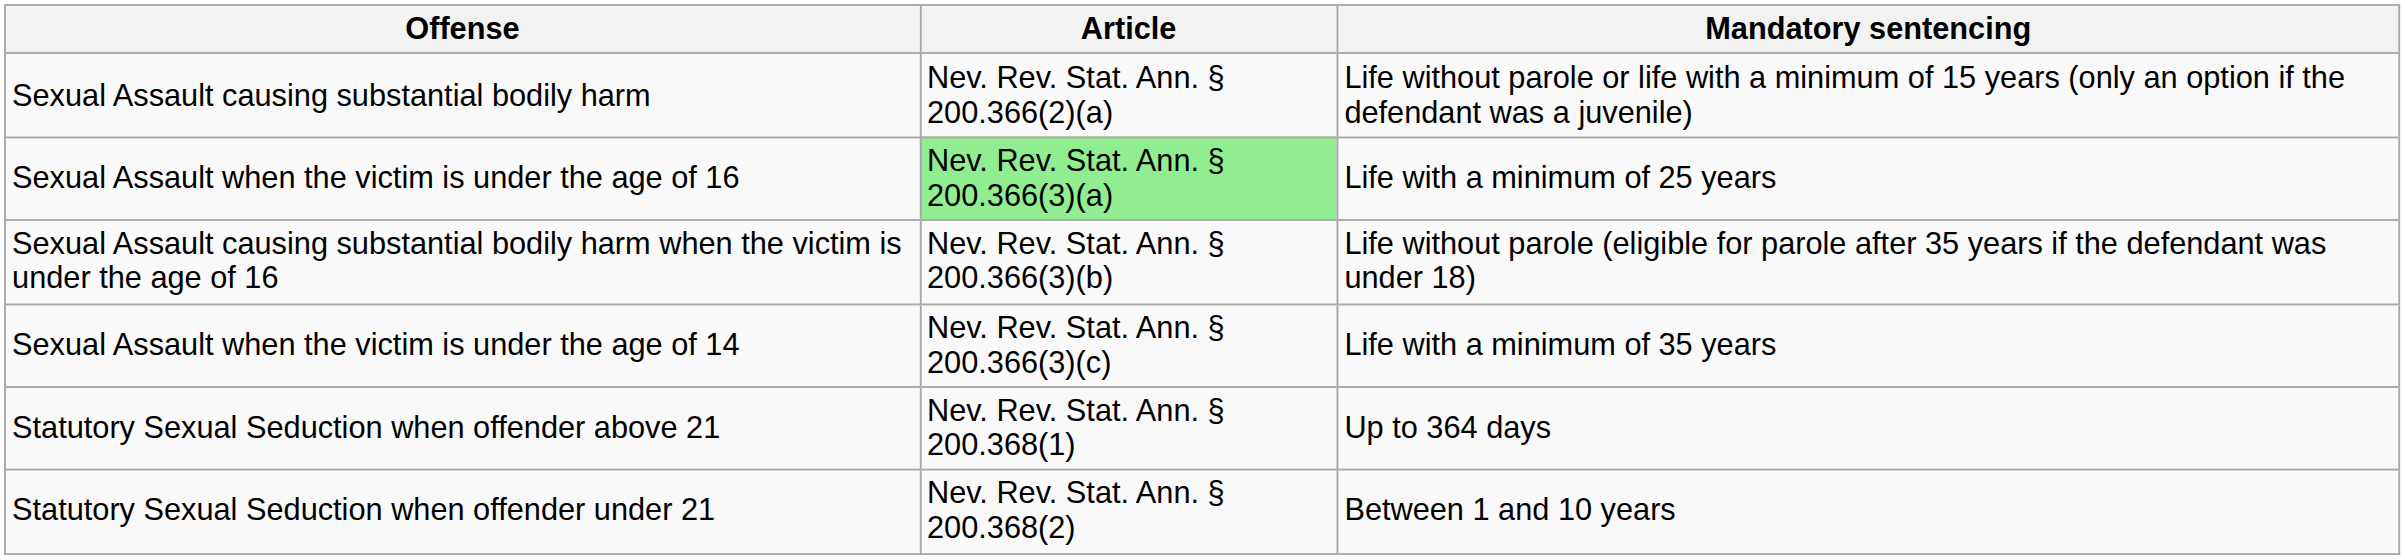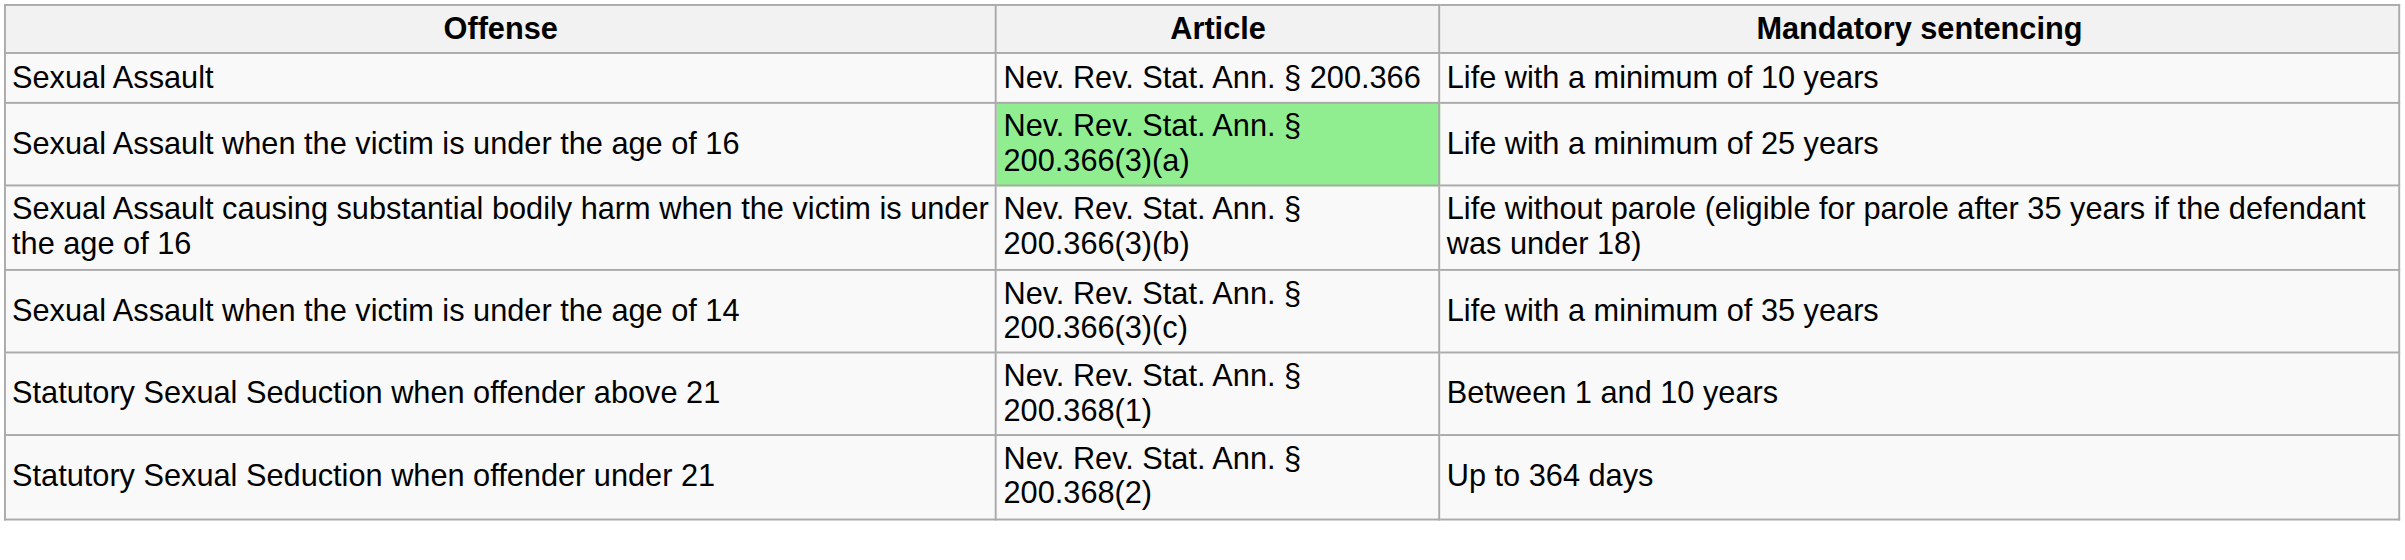+ row: (113, 77)
- row: (331, 94)
(1448, 427) Up to 364 days -> (1612, 393) Between 1 and 10 years
(1510, 511) Between 1 and 10 years -> (1550, 476) Up to 364 days
